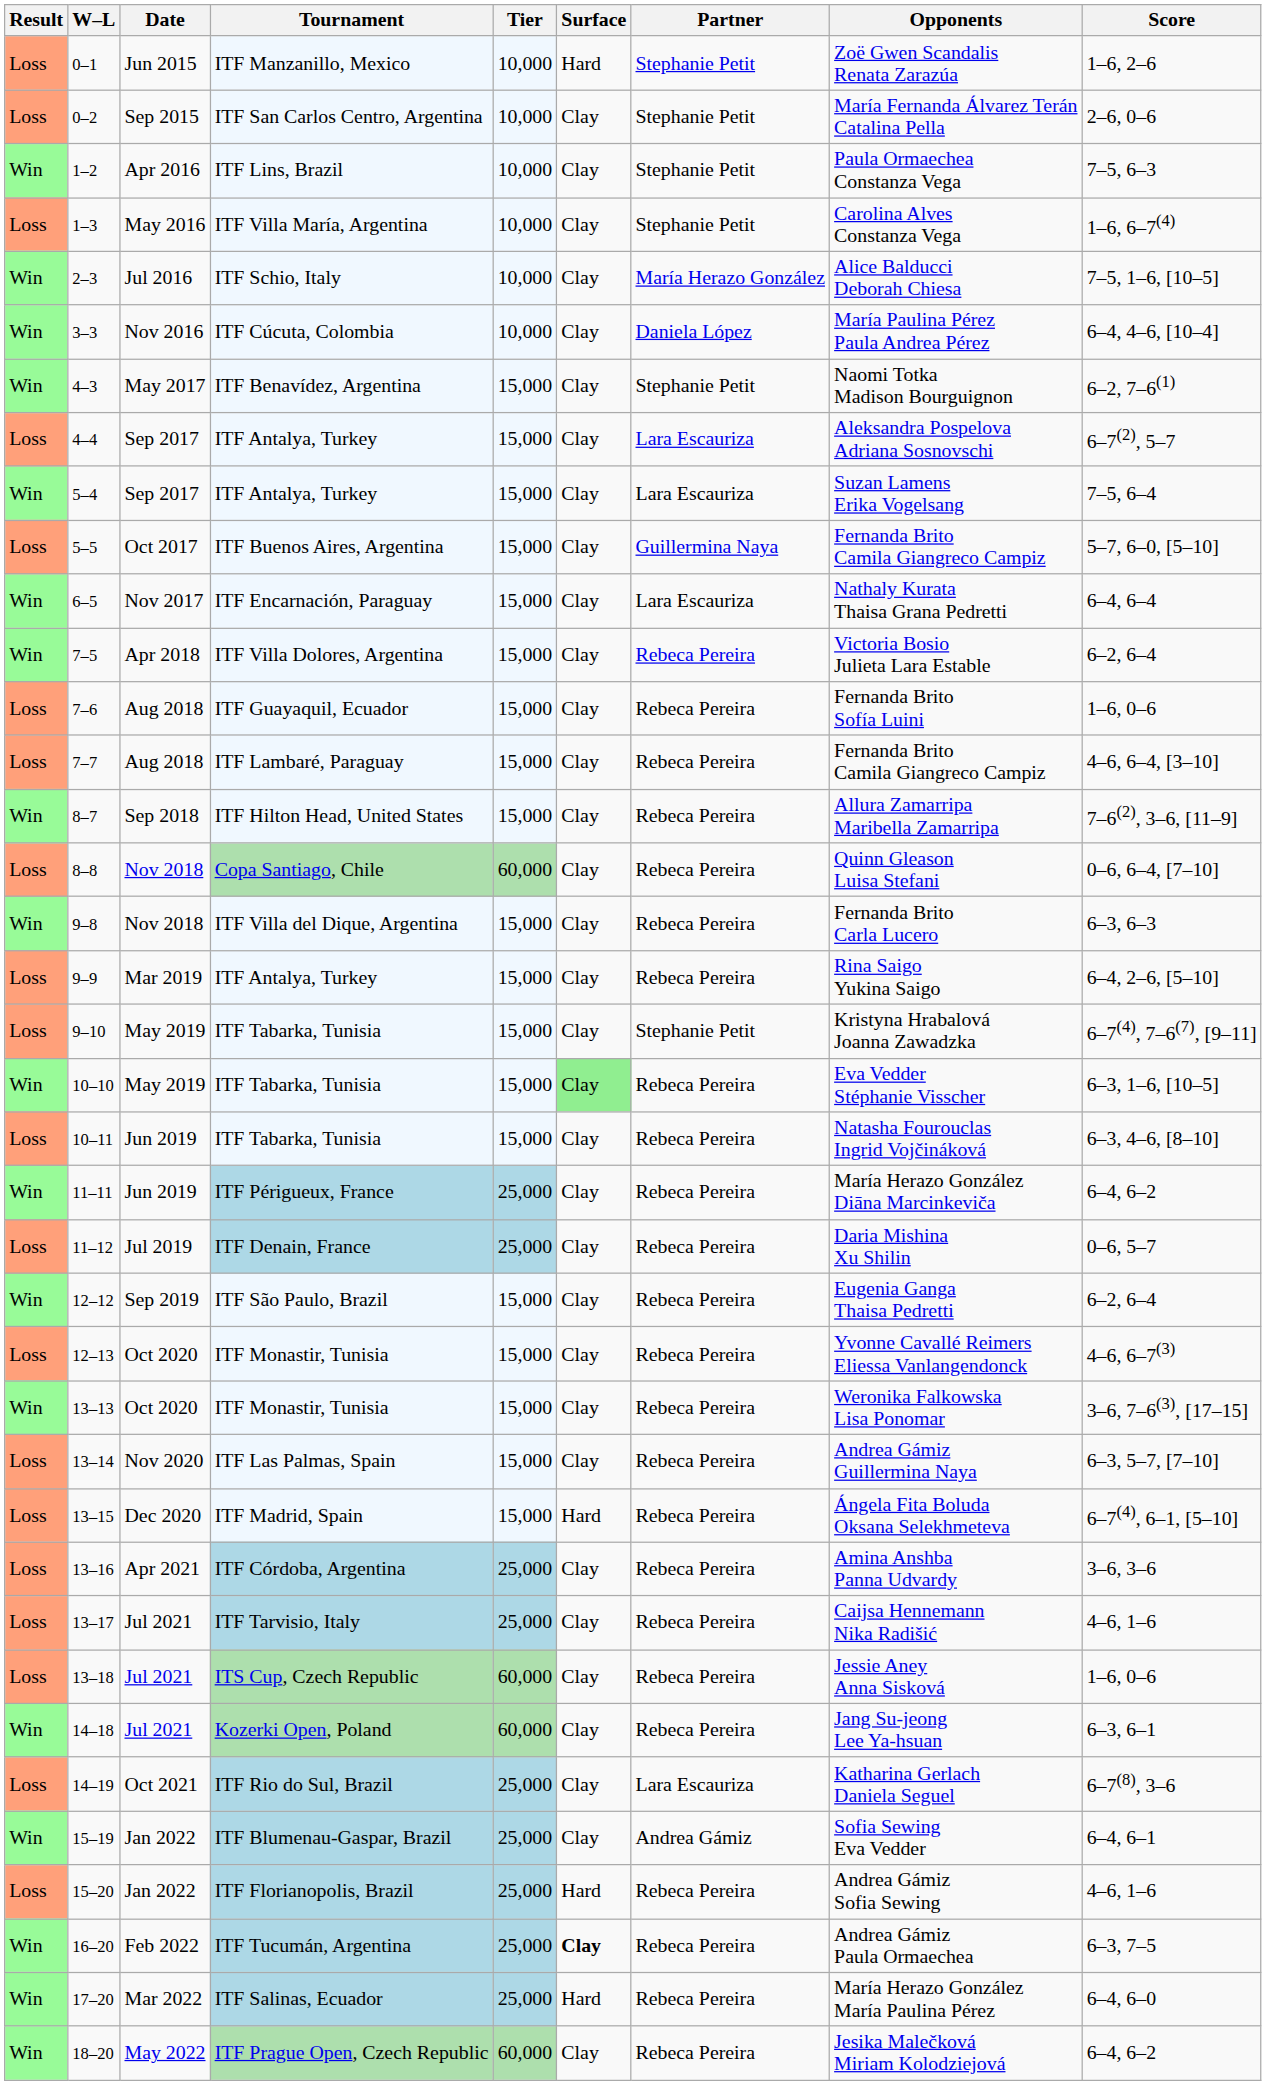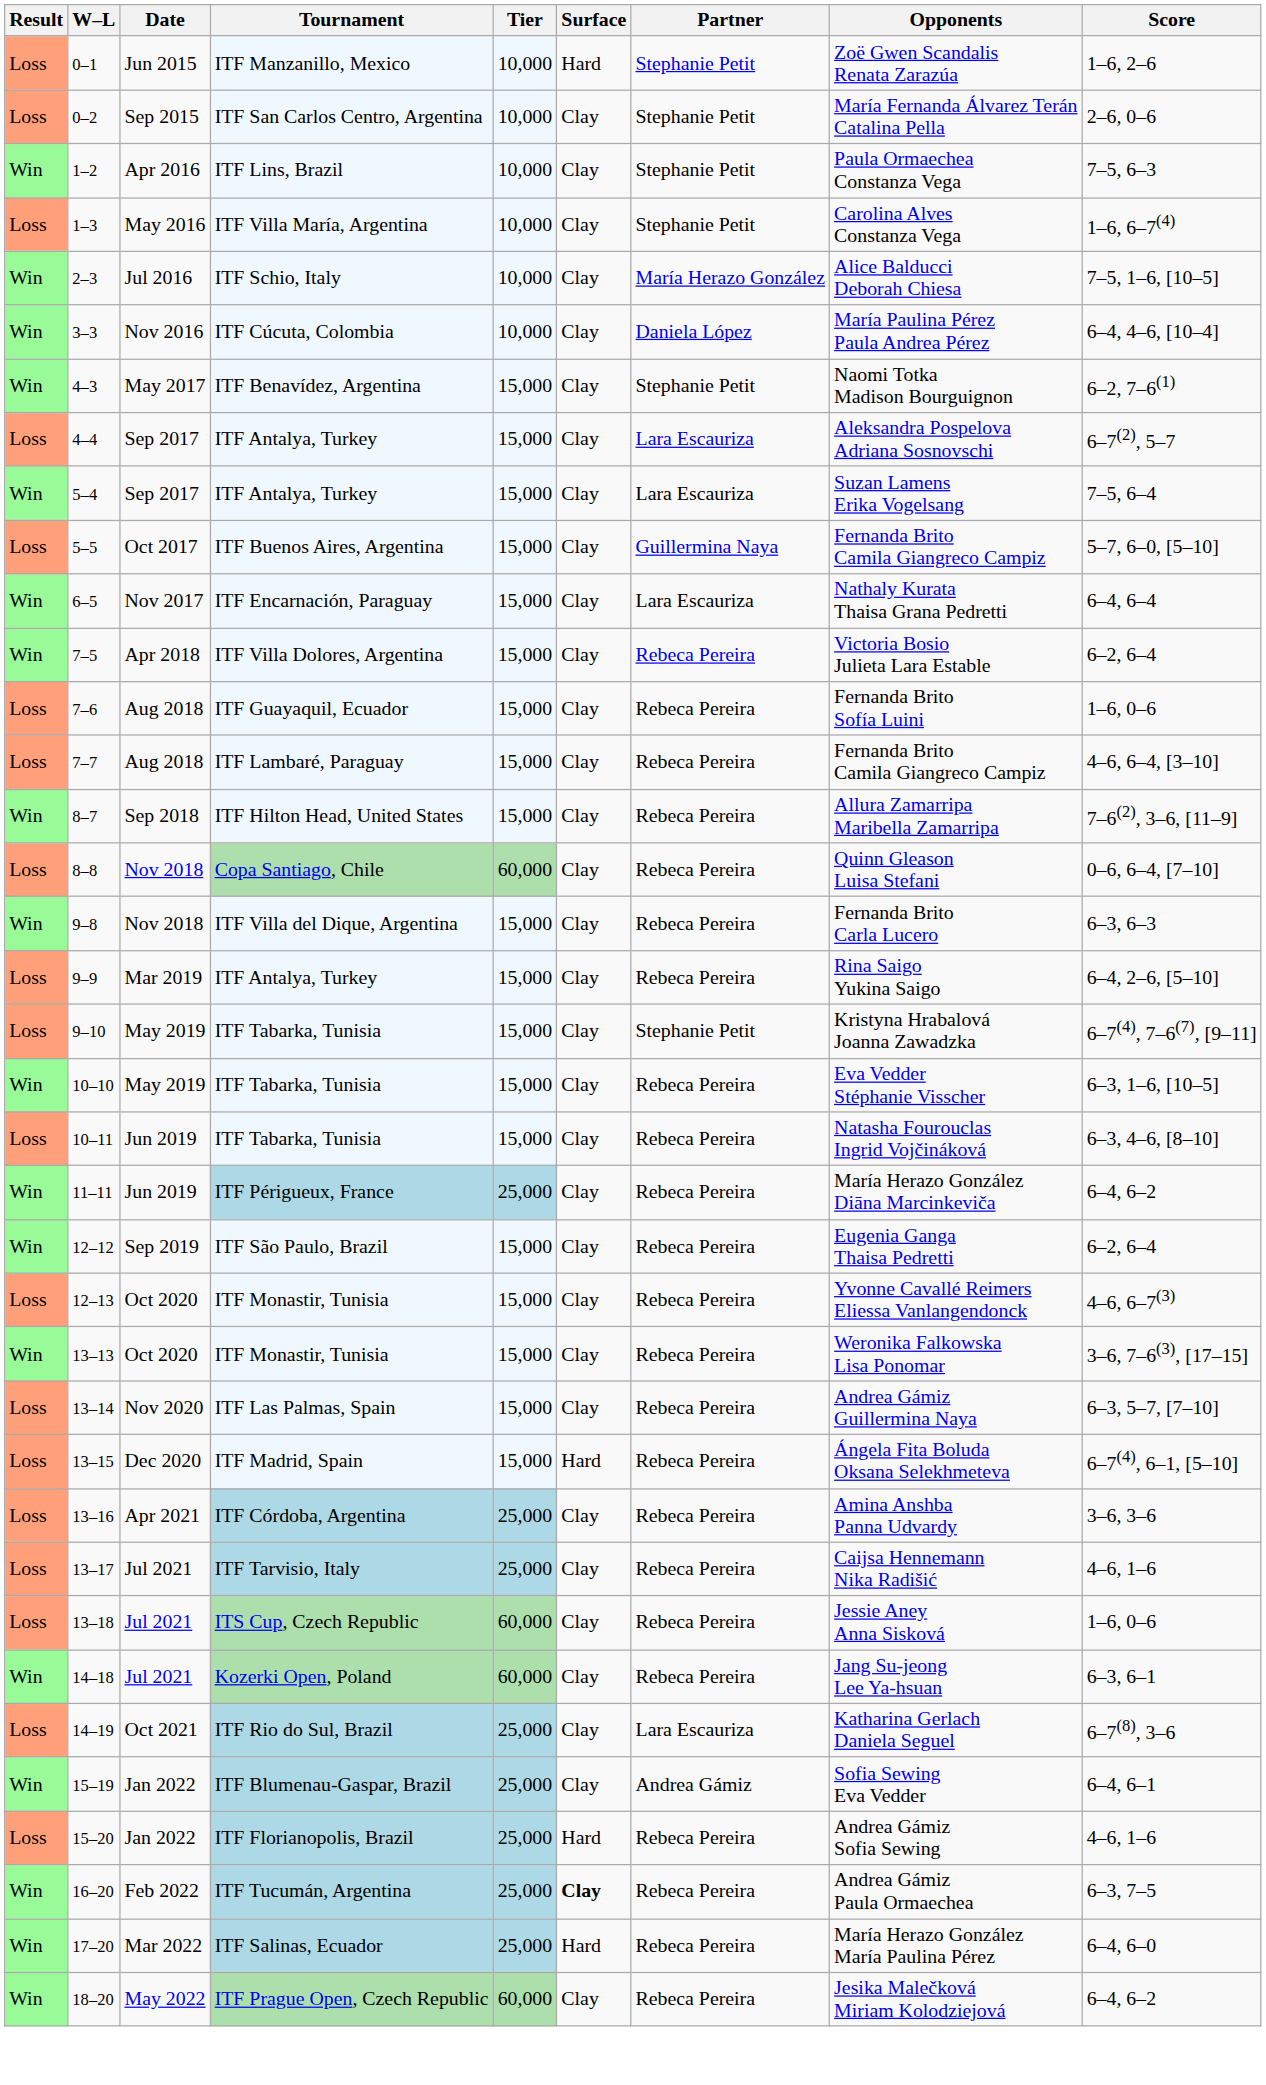(580, 1084) lightgreen background -> (580, 1084) no background
- row: (93, 1247)
